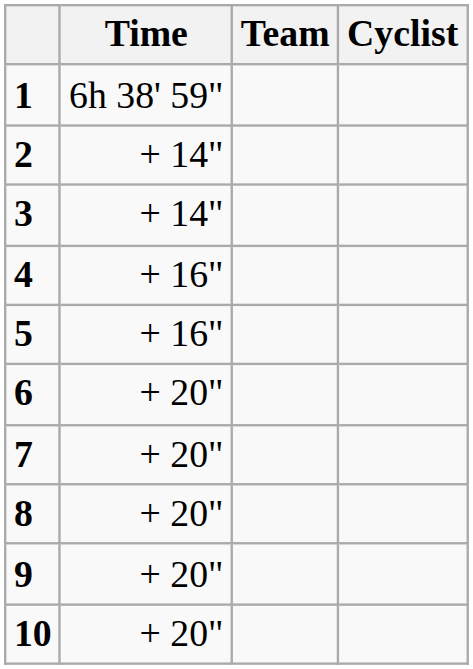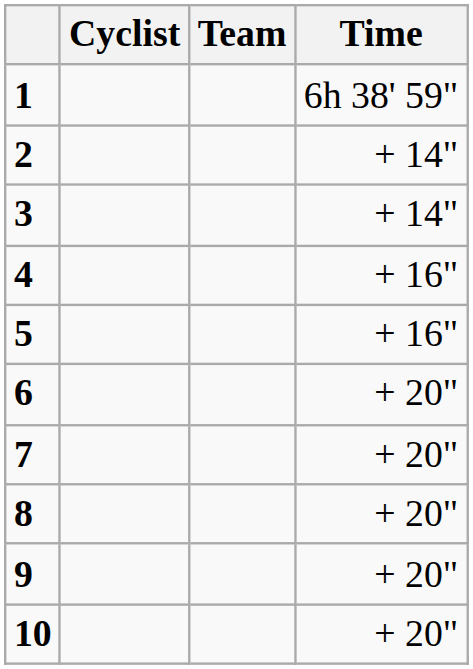columns swapped: (403, 34) <-> (146, 34)
